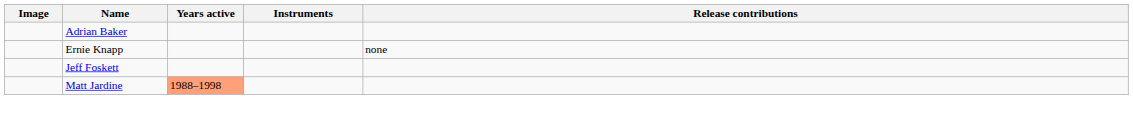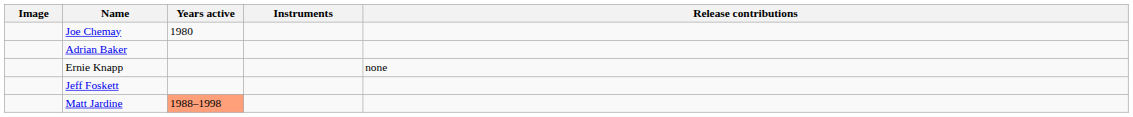+ row: (93, 31)
